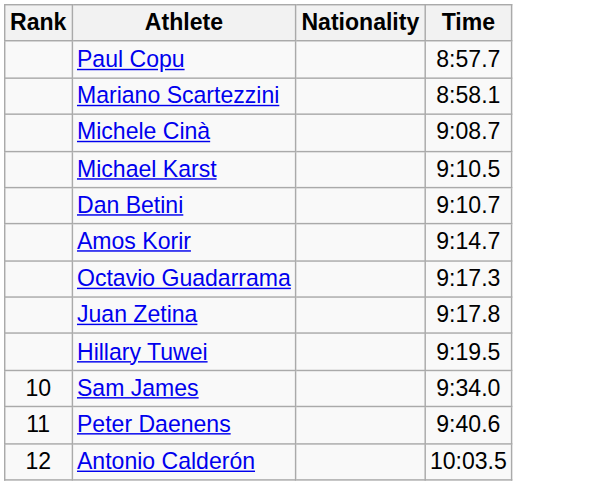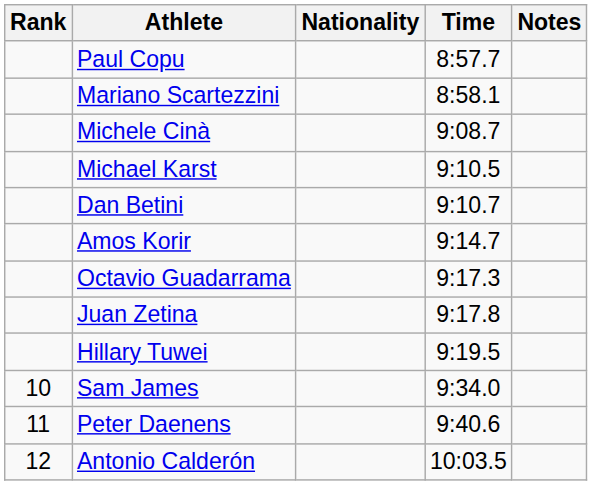+ column: (549, 22)
